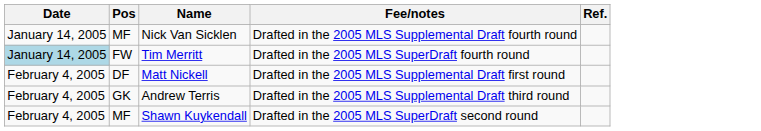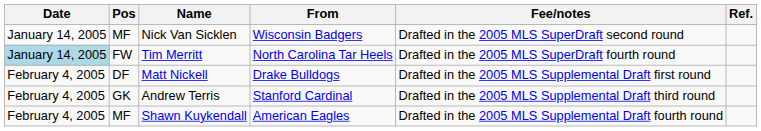+ column: (323, 14)
(415, 34) Drafted in the 2005 MLS Supplemental Draft fourth round -> (541, 34) Drafted in the 2005 MLS SuperDraft second round
(395, 116) Drafted in the 2005 MLS SuperDraft second round -> (561, 116) Drafted in the 2005 MLS Supplemental Draft fourth round
